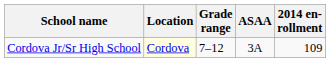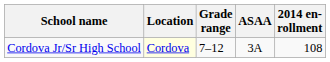(313, 47) 109 -> (313, 47) 108
